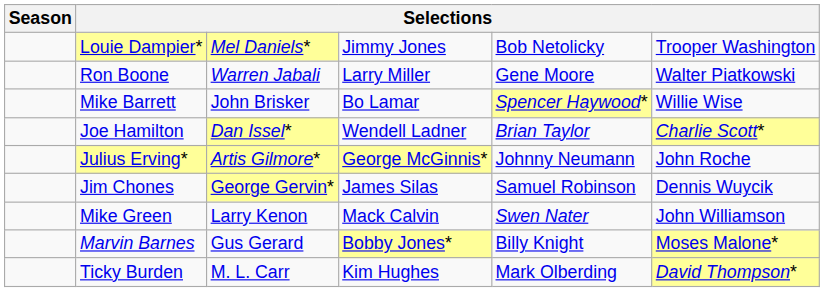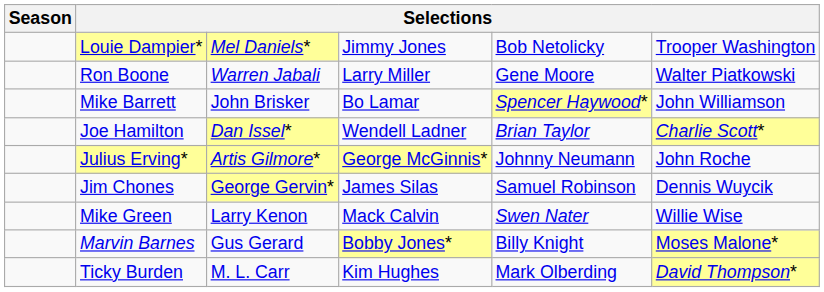(699, 103) Willie Wise -> (720, 103) John Williamson
(720, 215) John Williamson -> (699, 215) Willie Wise
